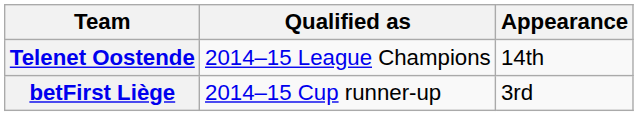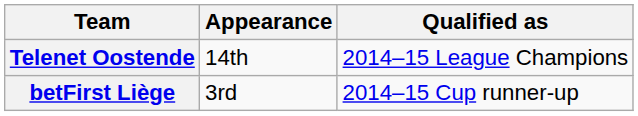columns swapped: (348, 22) <-> (565, 22)
